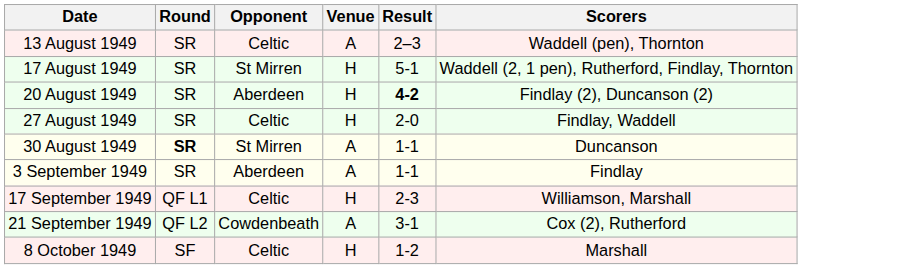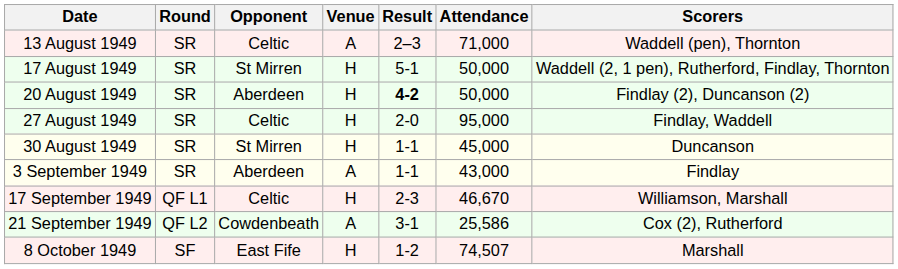+ column: (484, 17)
(185, 146) bold -> (185, 146) normal
(351, 146) A -> (351, 146) H
(269, 250) Celtic -> (269, 250) East Fife
